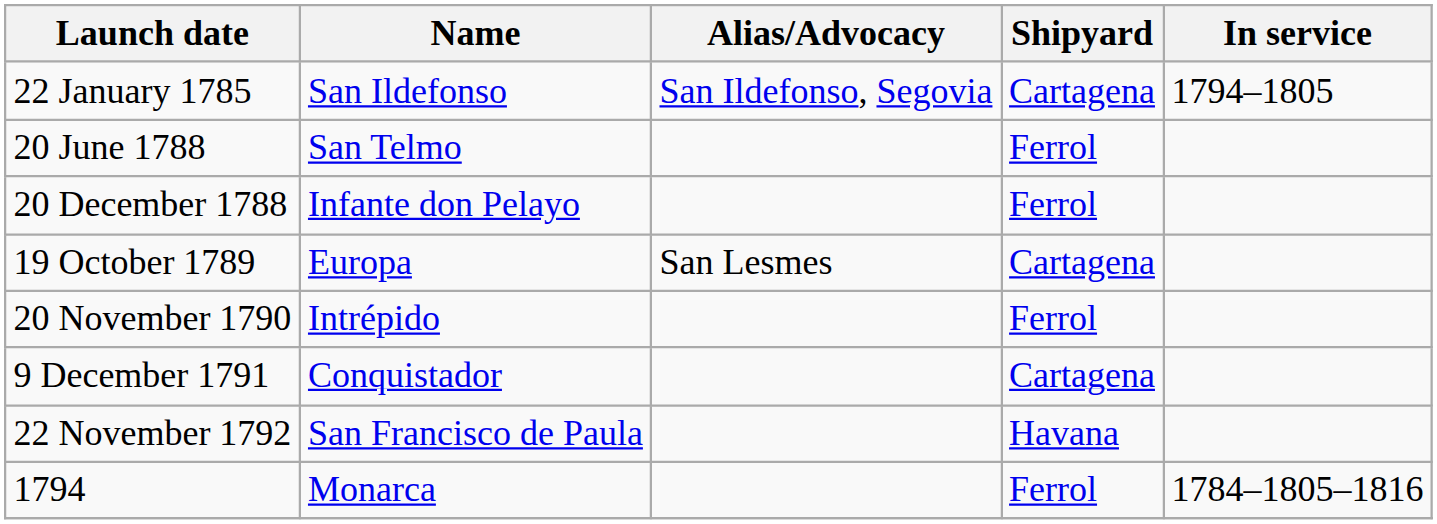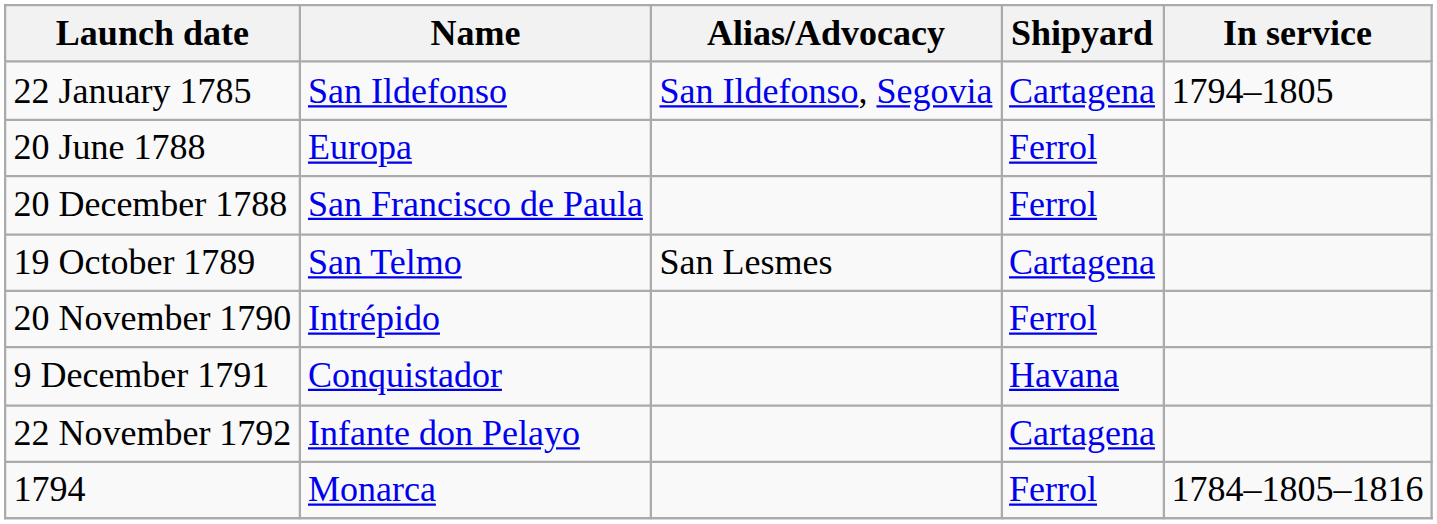(385, 147) San Telmo -> (360, 147) Europa
(444, 204) Infante don Pelayo -> (475, 204) San Francisco de Paula
(360, 261) Europa -> (385, 261) San Telmo
(1082, 375) Cartagena -> (1064, 375) Havana
(475, 432) San Francisco de Paula -> (444, 432) Infante don Pelayo
(1064, 432) Havana -> (1082, 432) Cartagena
